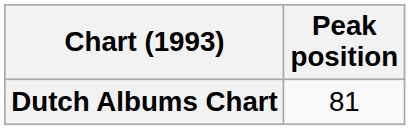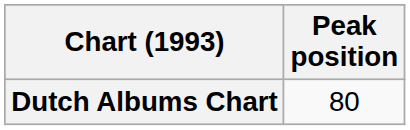(344, 101) 81 -> (344, 101) 80
